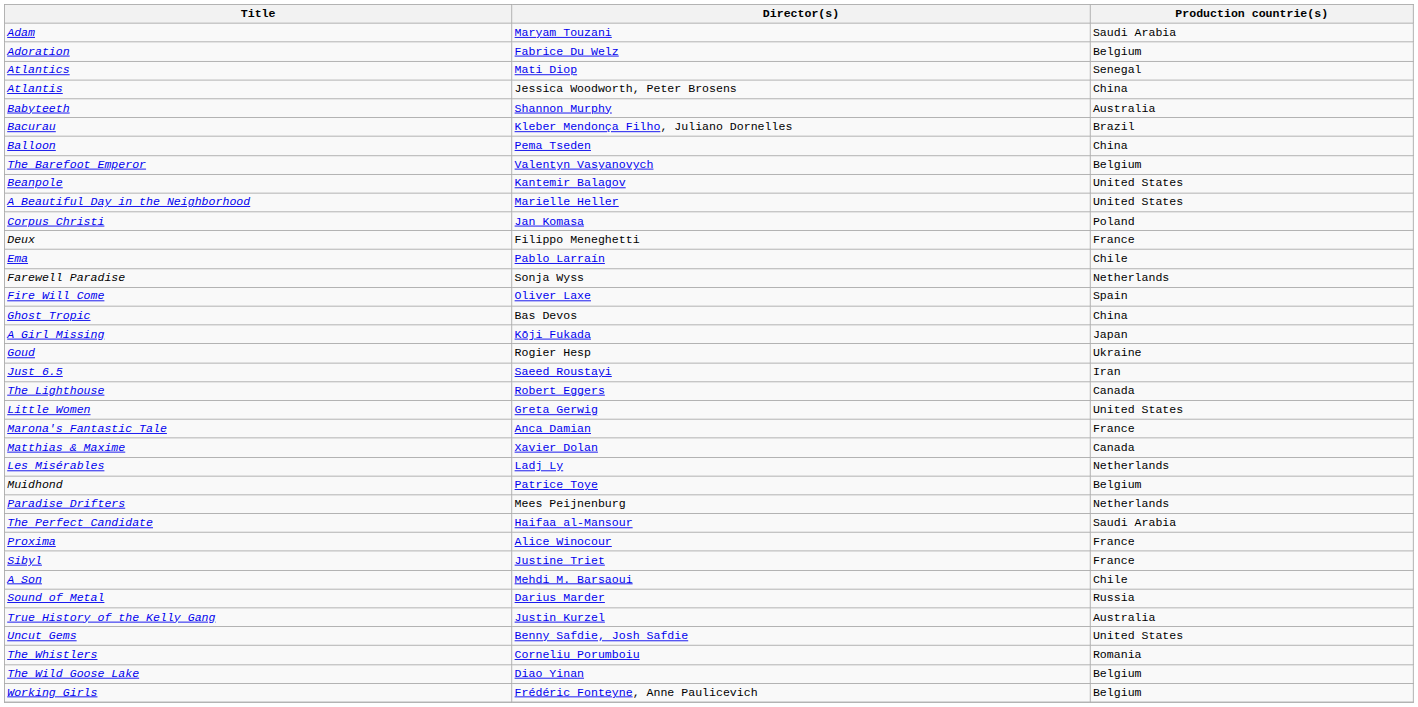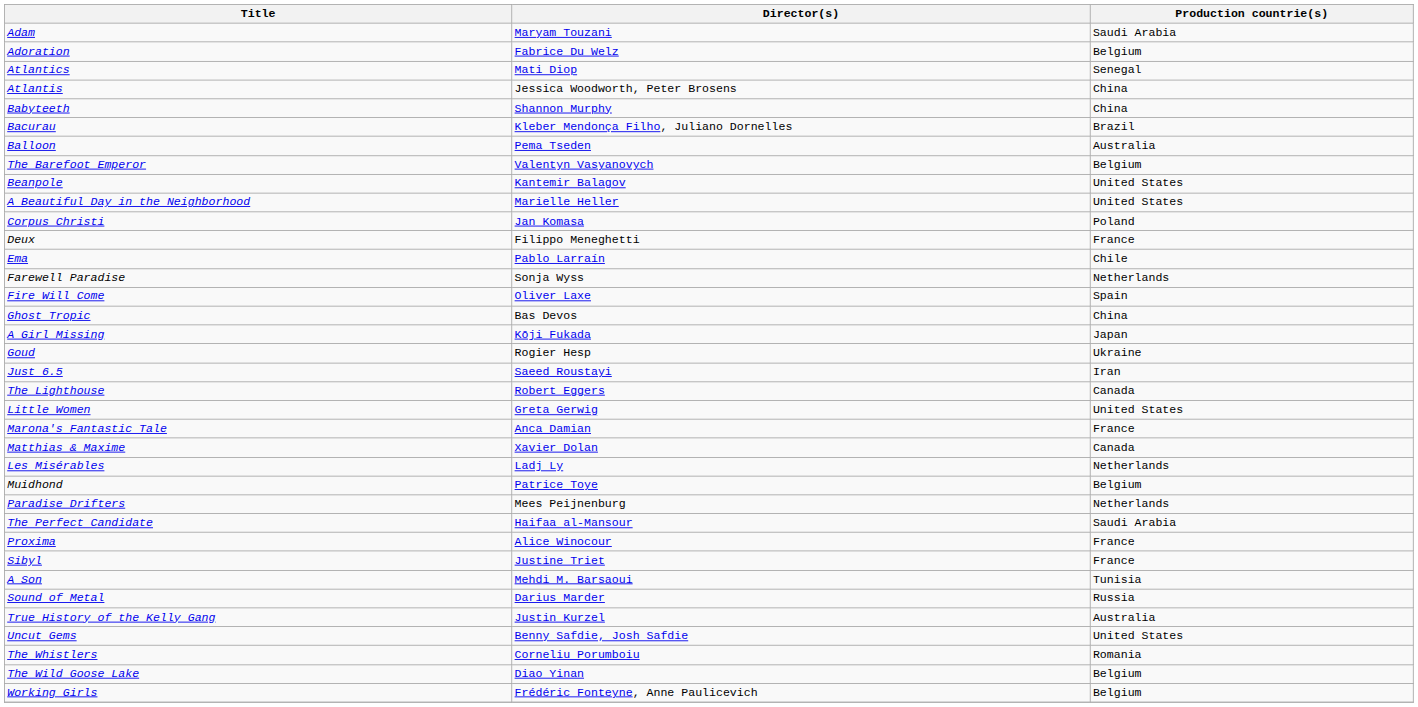(1124, 108) Australia -> (1110, 108) China
(1110, 146) China -> (1124, 146) Australia
(1110, 580) Chile -> (1117, 580) Tunisia
